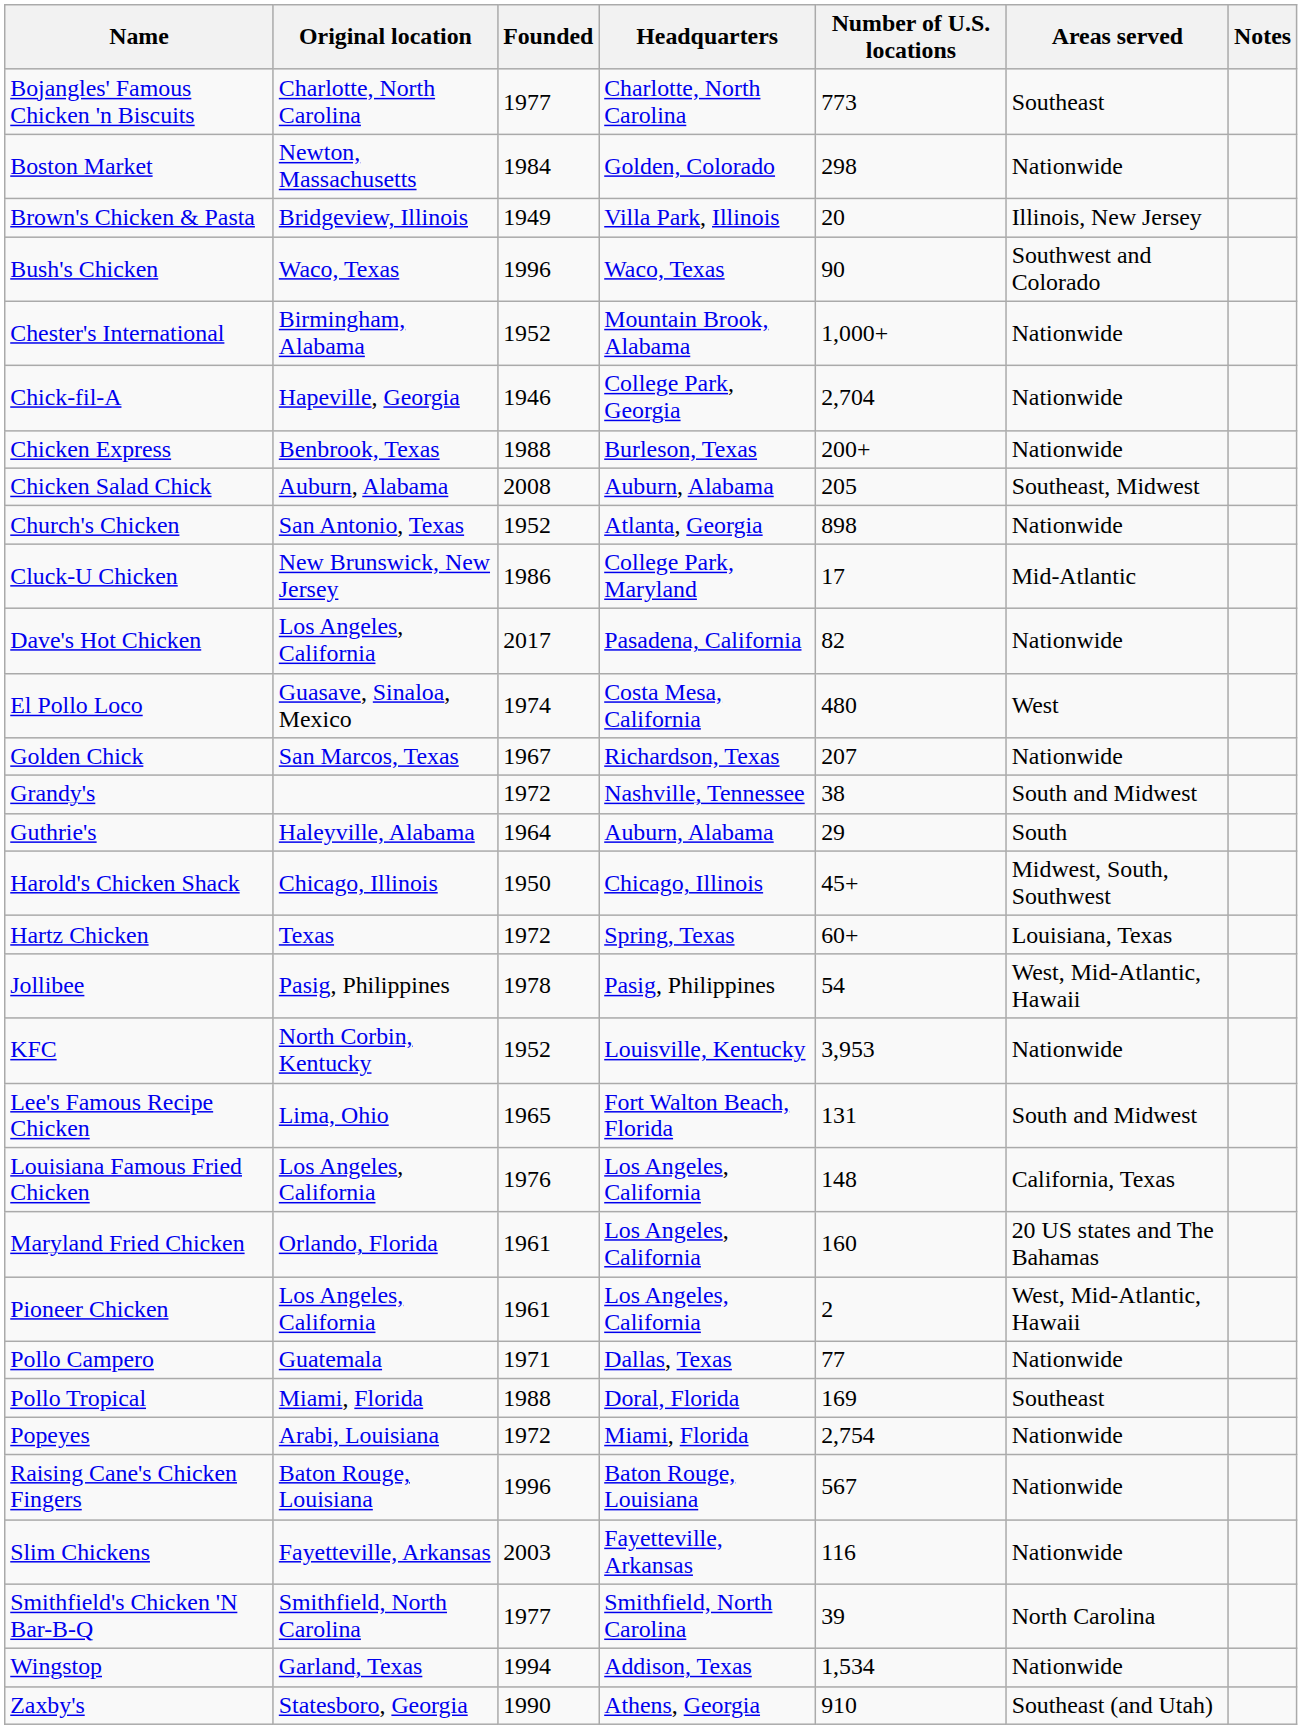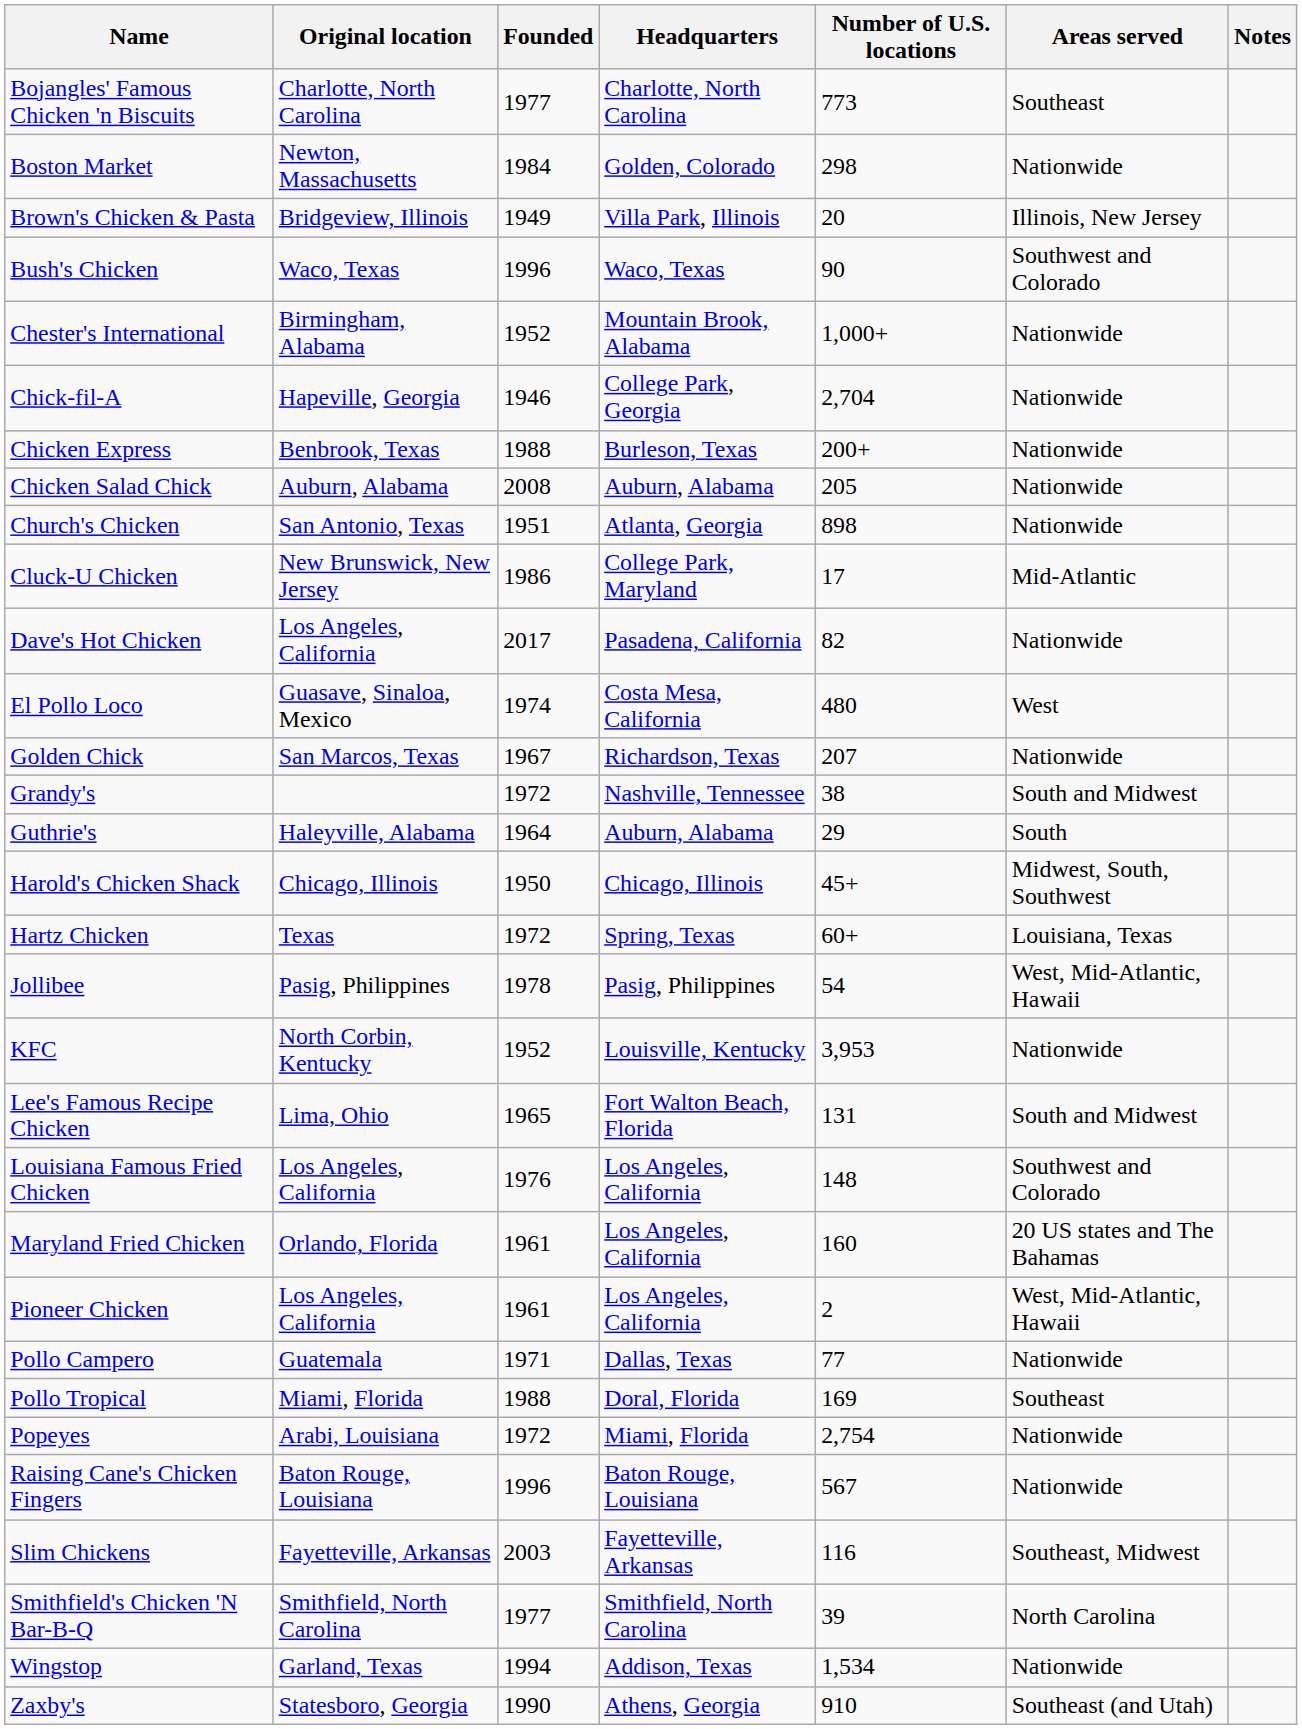(1106, 486) Southeast, Midwest -> (1067, 486) Nationwide
(527, 524) 1952 -> (527, 524) 1951
(1093, 1179) California, Texas -> (1082, 1179) Southwest and Colorado
(1067, 1551) Nationwide -> (1106, 1551) Southeast, Midwest
